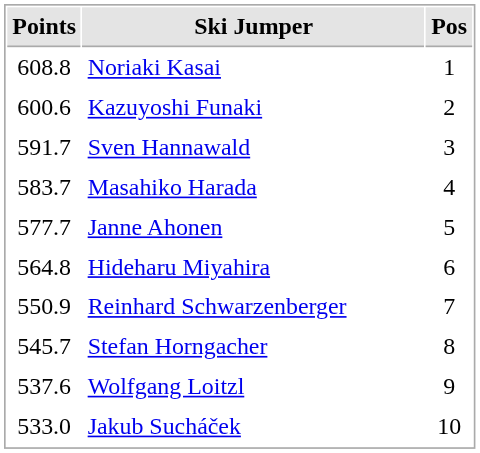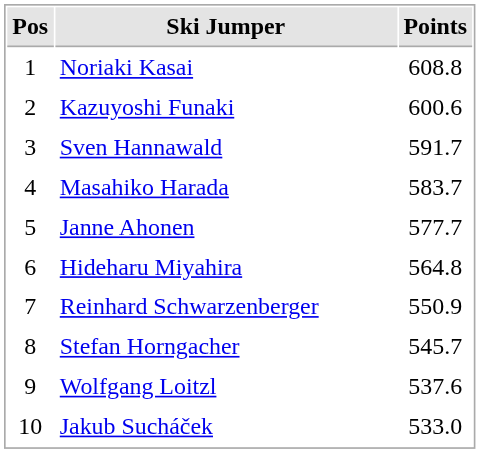columns swapped: (449, 26) <-> (44, 26)
